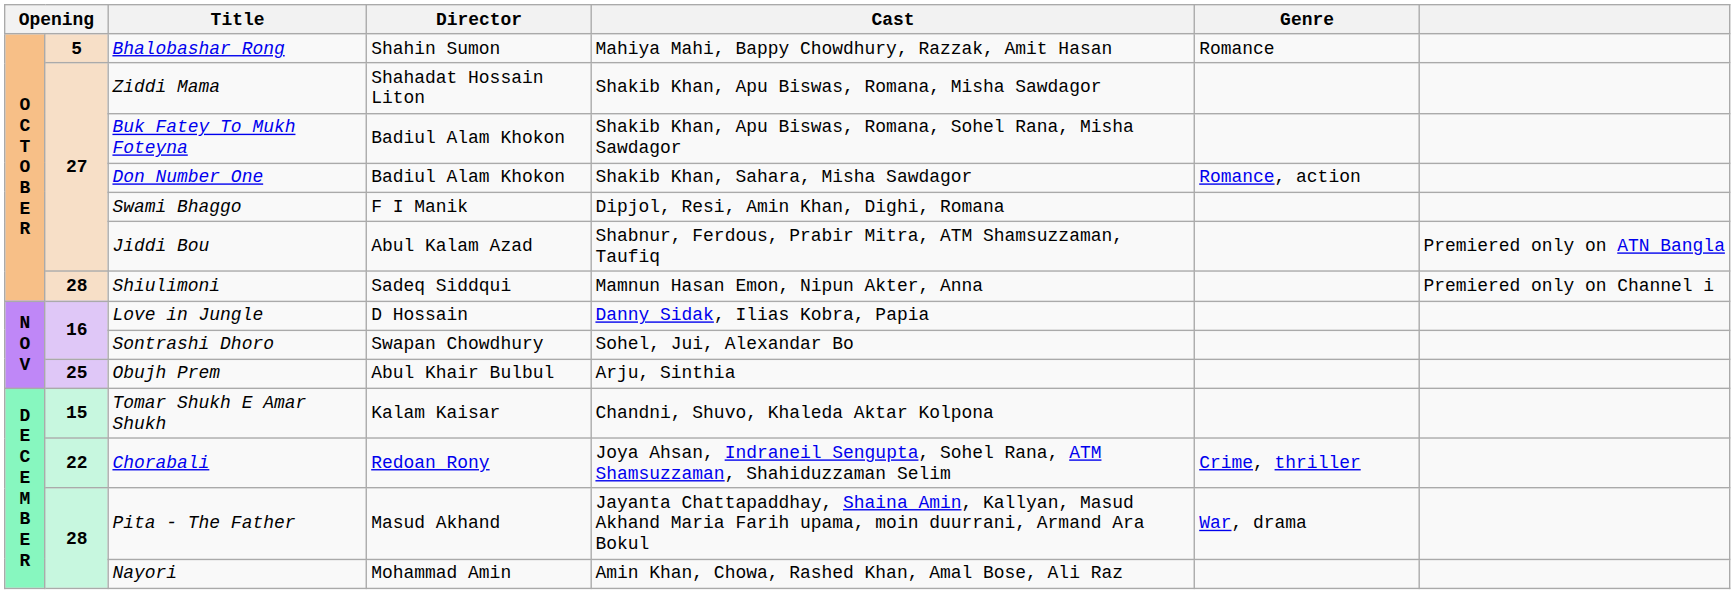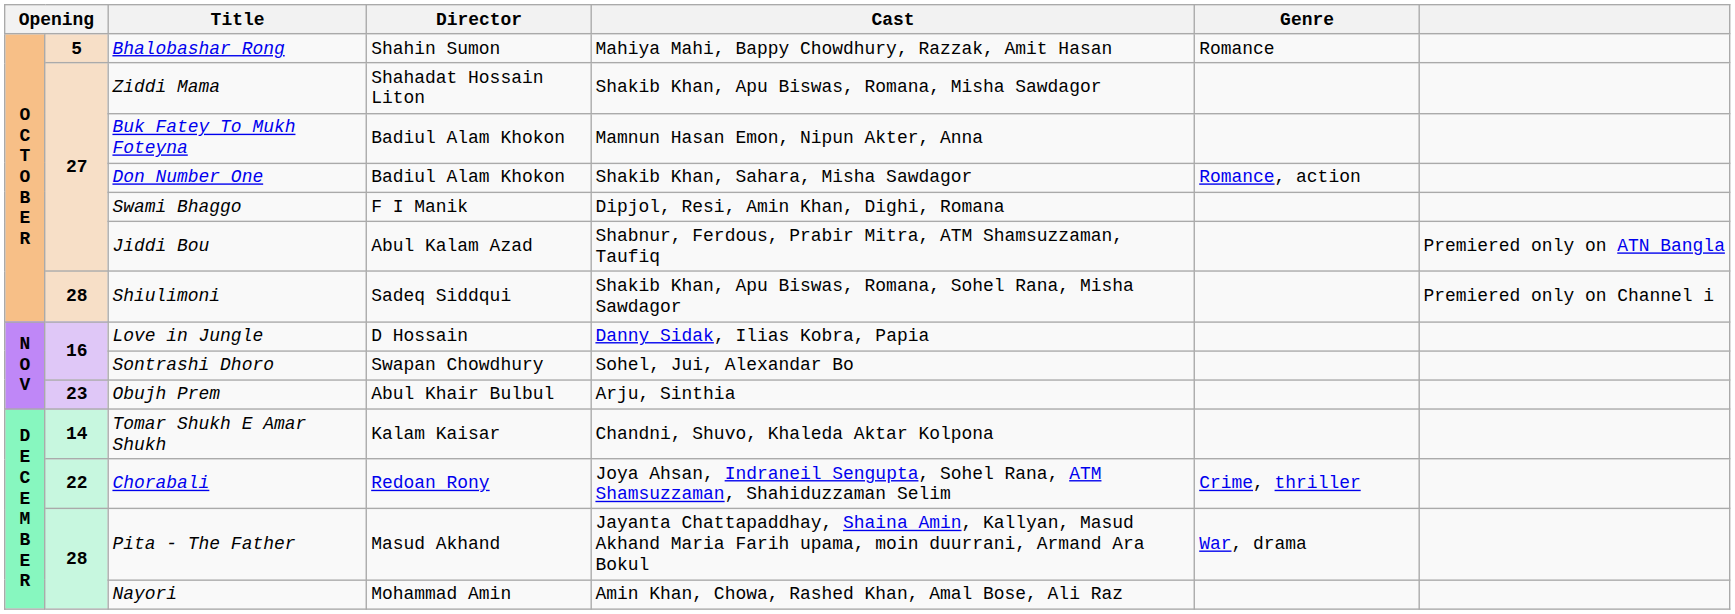(865, 138) Shakib Khan, Apu Biswas, Romana, Sohel Rana, Misha Sawdagor -> (789, 138) Mamnun Hasan Emon, Nipun Akter, Anna
(789, 286) Mamnun Hasan Emon, Nipun Akter, Anna -> (865, 296) Shakib Khan, Apu Biswas, Romana, Sohel Rana, Misha Sawdagor
(77, 374) 25 -> (77, 394) 23
(77, 413) 15 -> (77, 434) 14
